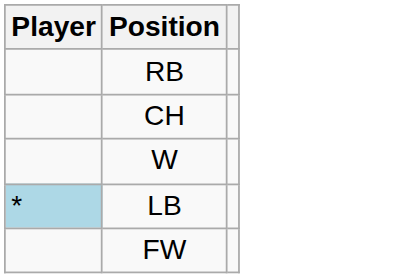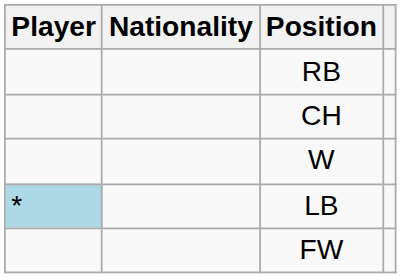+ column: (181, 26)
